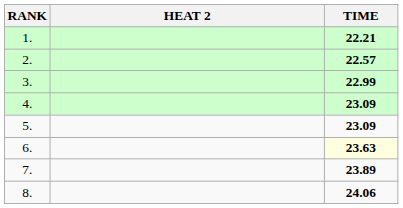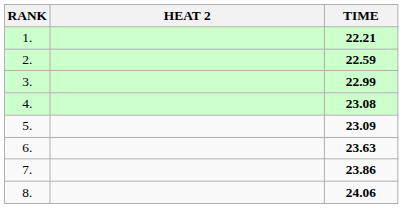(361, 60) 22.57 -> (361, 60) 22.59
(361, 104) 23.09 -> (361, 104) 23.08
(361, 148) lightyellow background -> (361, 148) no background
(361, 170) 23.89 -> (361, 170) 23.86
